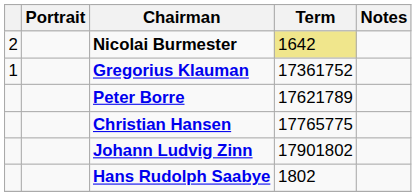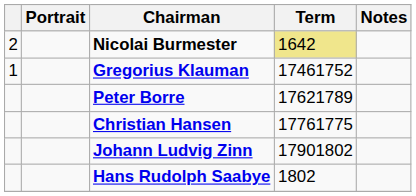(315, 71) 17361752 -> (315, 71) 17461752
(315, 124) 17765775 -> (315, 124) 17761775
